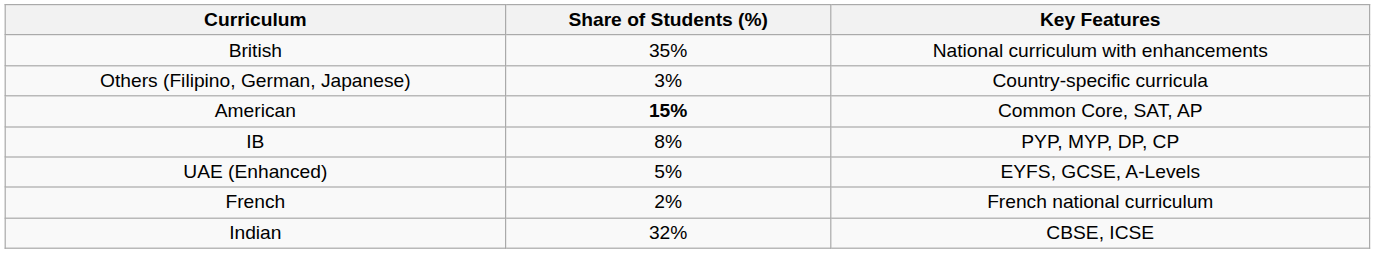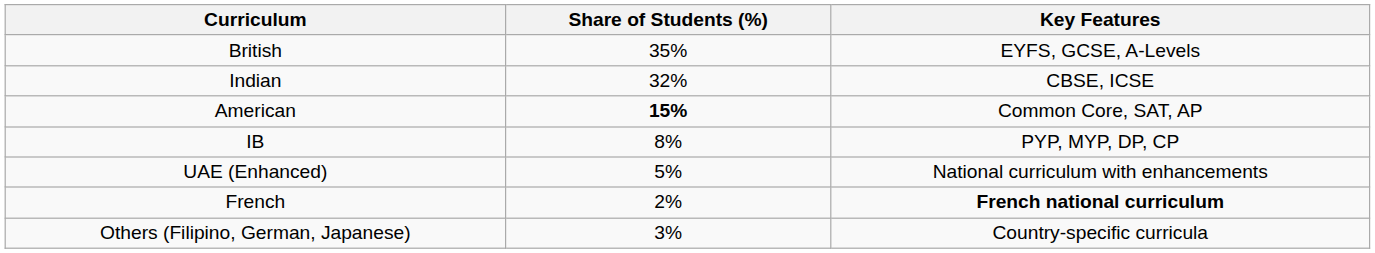(1100, 50) National curriculum with enhancements -> (1100, 50) EYFS, GCSE, A-Levels
rows swapped: (255, 232) <-> (255, 80)
(1100, 171) EYFS, GCSE, A-Levels -> (1100, 171) National curriculum with enhancements
(1100, 202) normal -> (1100, 202) bold
